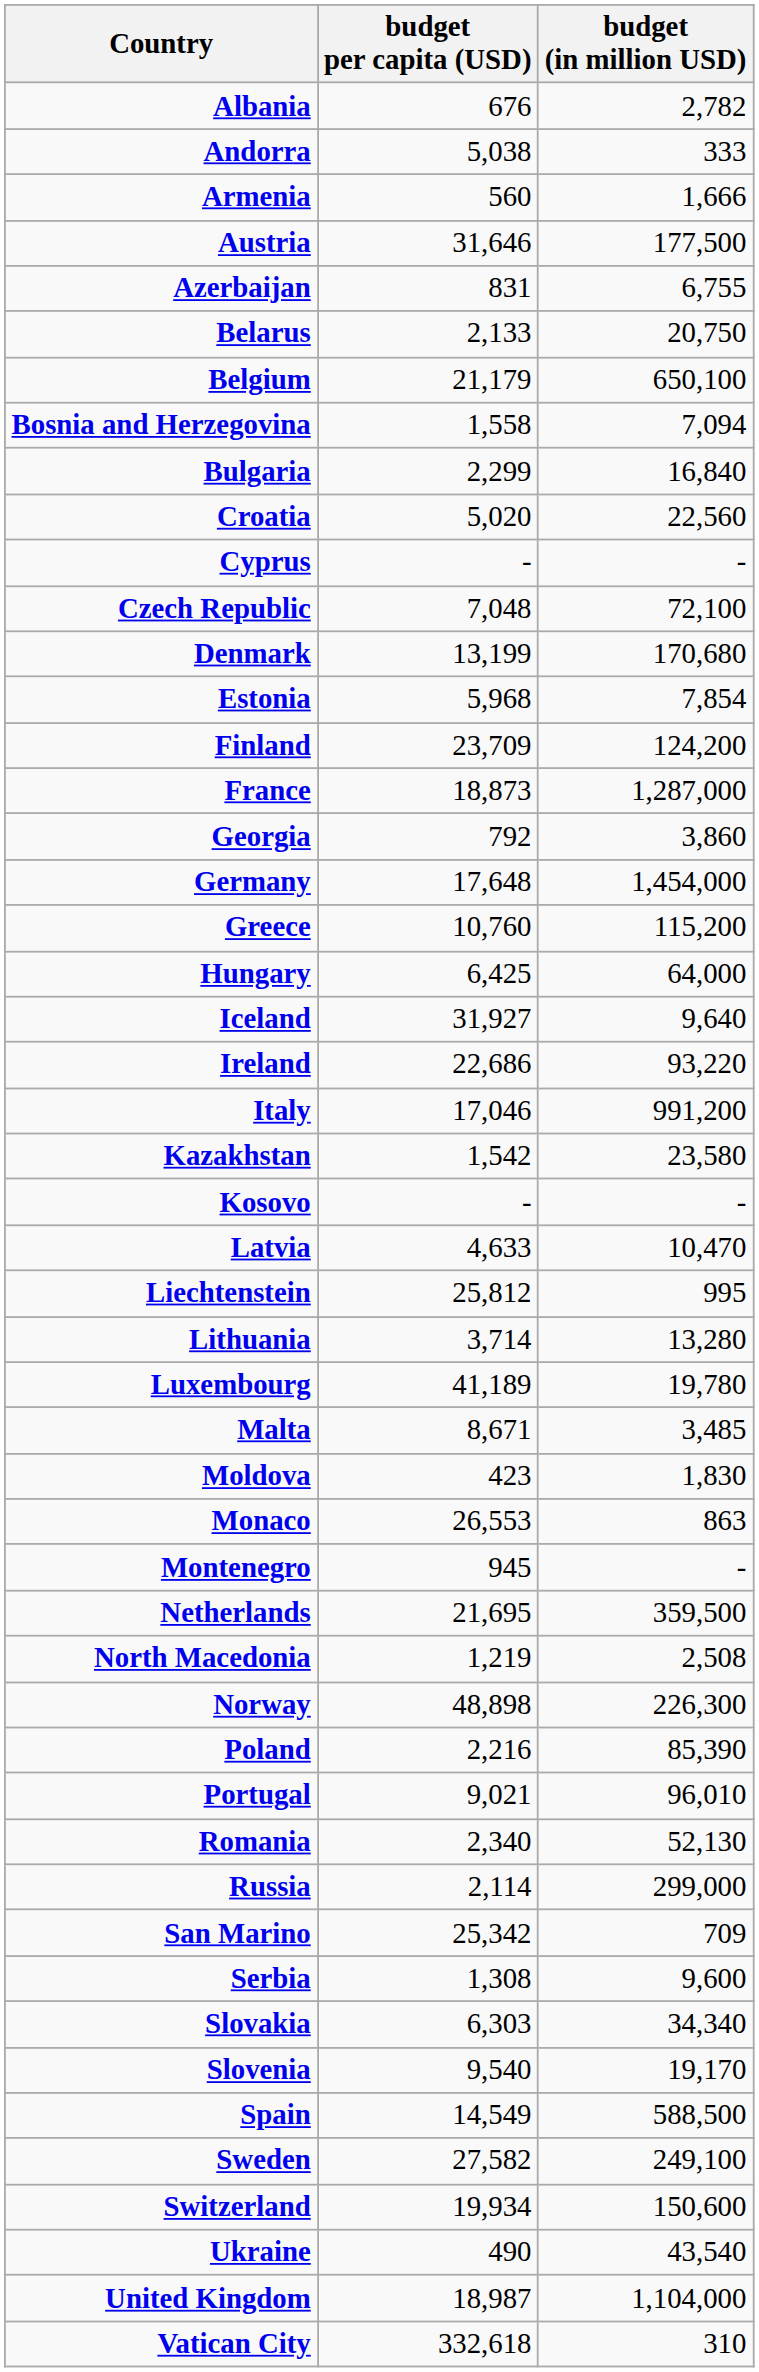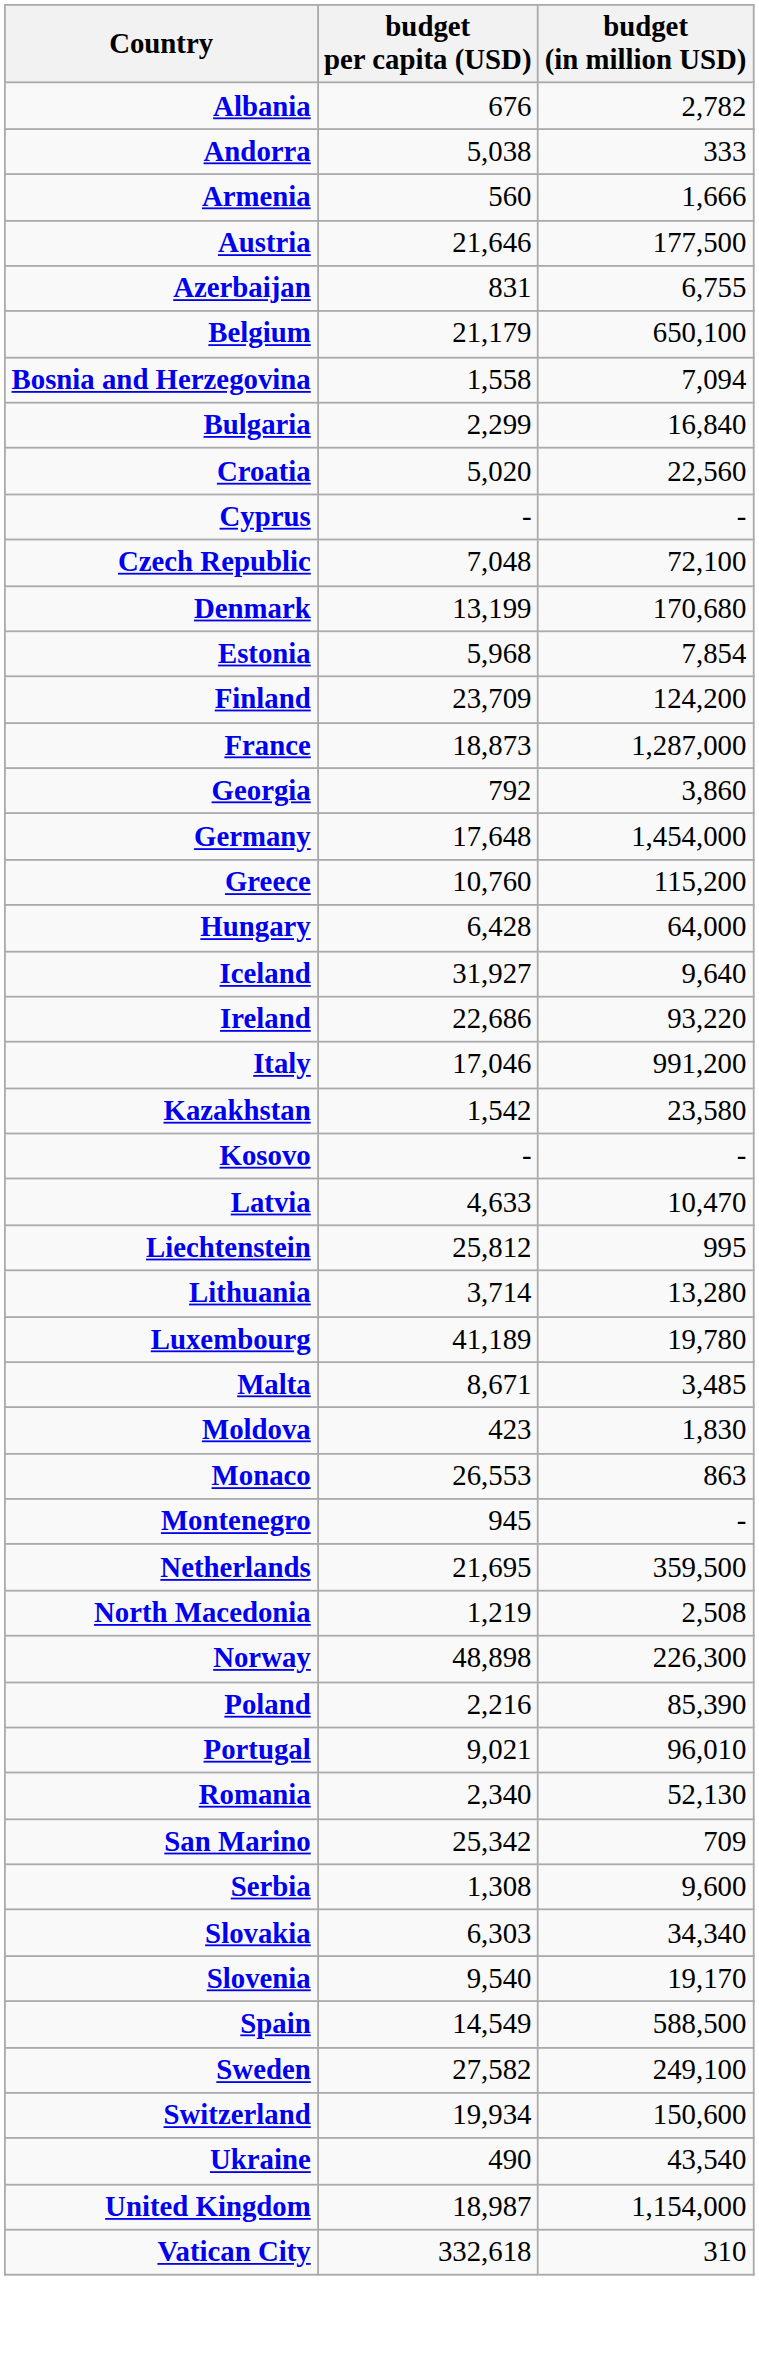(492, 242) 31,646 -> (492, 242) 21,646
- row: (264, 333)
(499, 973) 6,425 -> (499, 927) 6,428
- row: (270, 1886)
(689, 2297) 1,104,000 -> (689, 2206) 1,154,000
